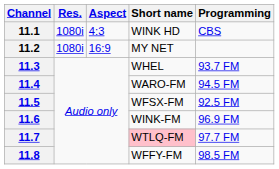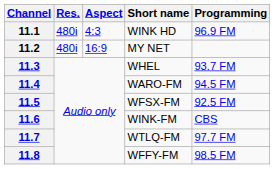(70, 31) 1080i -> (67, 31) 480i
(210, 31) CBS -> (215, 31) 96.9 FM
(70, 48) 1080i -> (67, 48) 480i
(219, 119) 96.9 FM -> (206, 119) CBS
(157, 137) pink background -> (154, 137) no background
